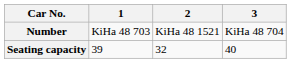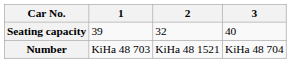rows swapped: (47, 31) <-> (47, 49)
